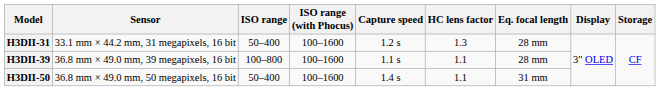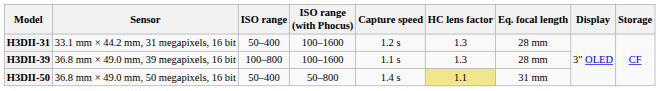(460, 60) 1.1 -> (460, 60) 1.3
(323, 77) 100–1600 -> (323, 77) 50–800
(460, 77) no background -> (460, 77) khaki background
